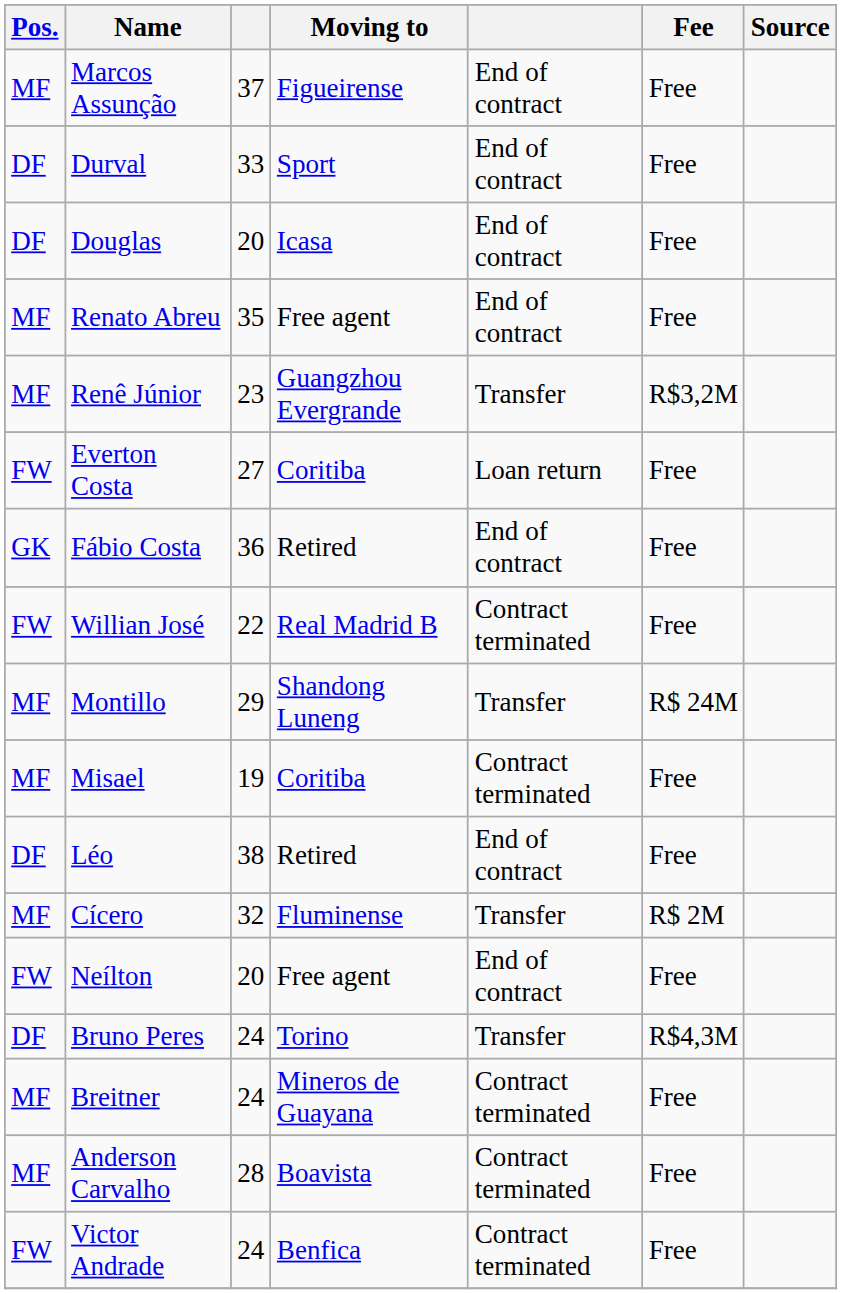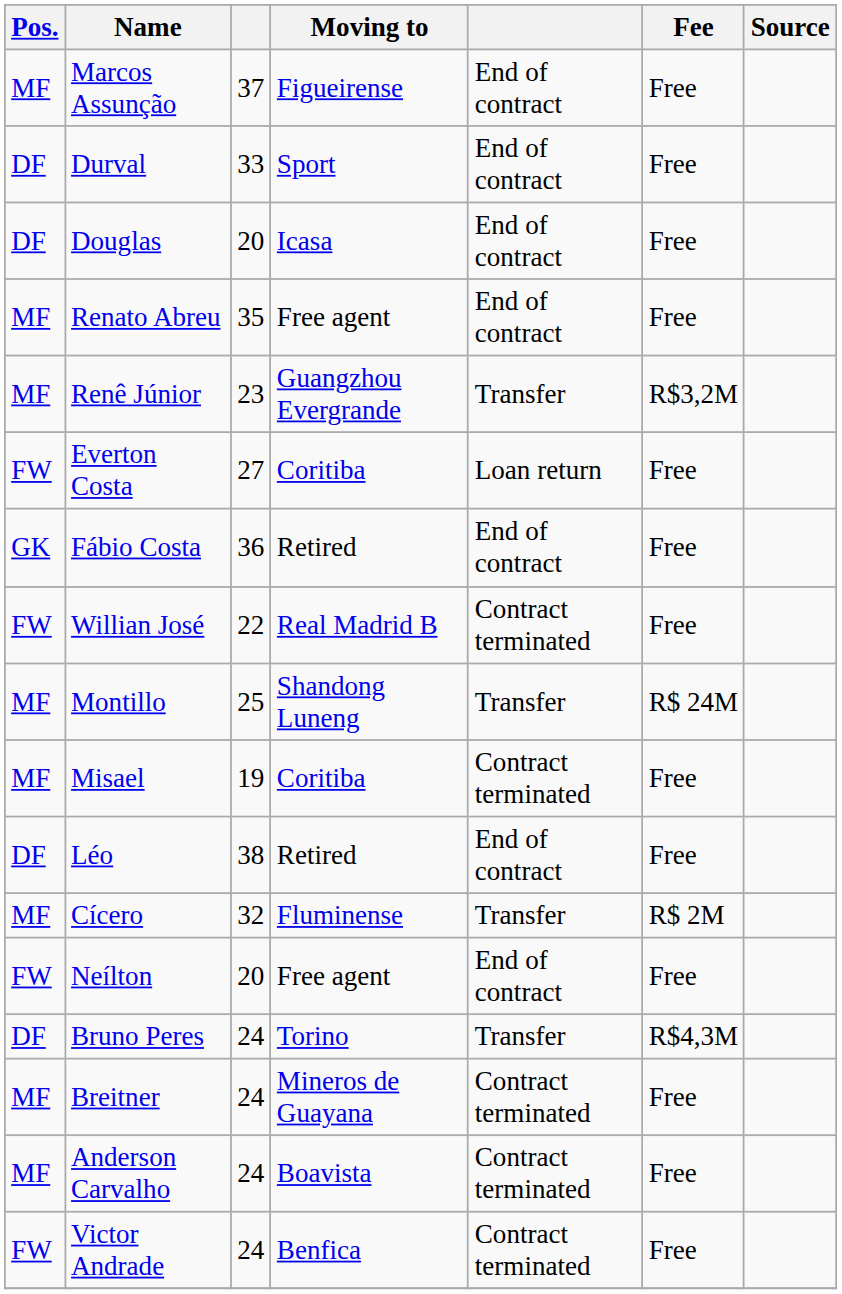(251, 700) 29 -> (251, 700) 25
(251, 1173) 28 -> (251, 1173) 24
